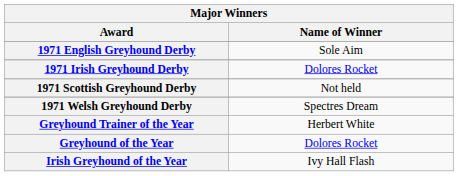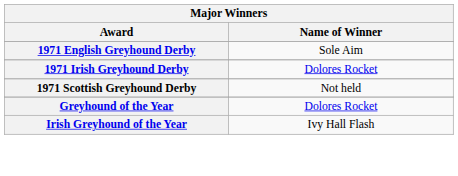- row: (117, 106)
- row: (117, 124)
